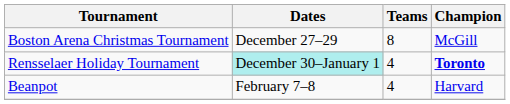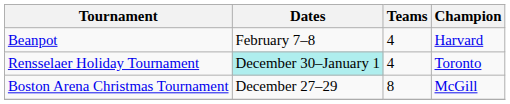rows swapped: (118, 39) <-> (33, 87)
(460, 63) bold -> (458, 63) normal
